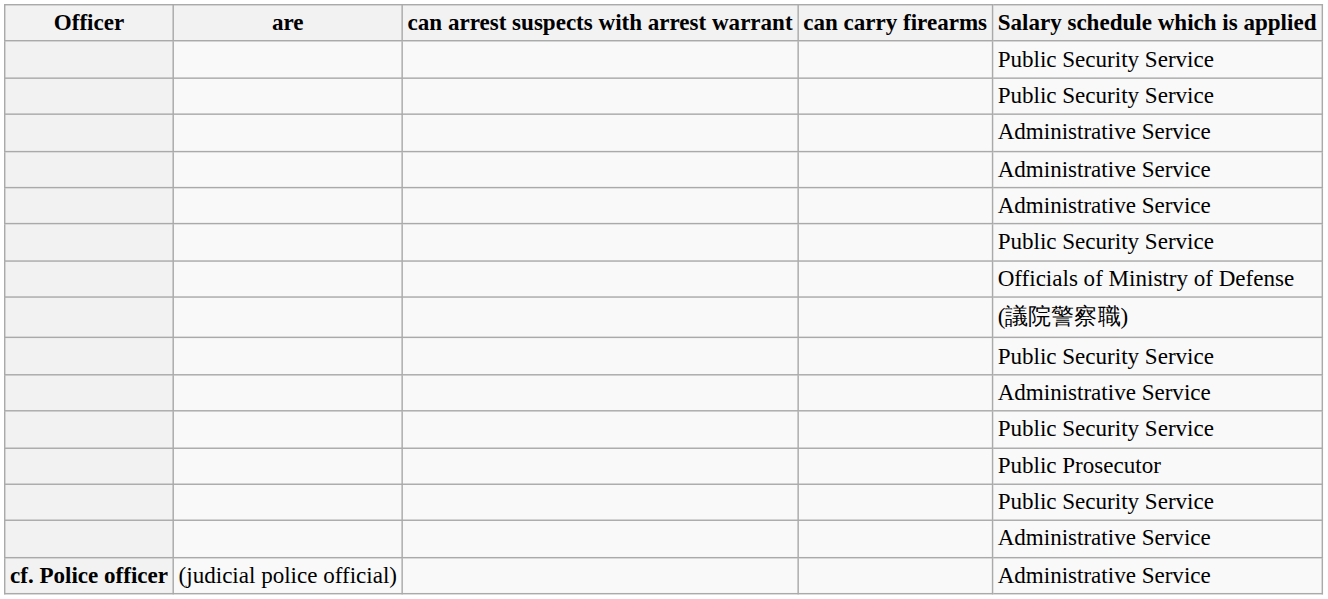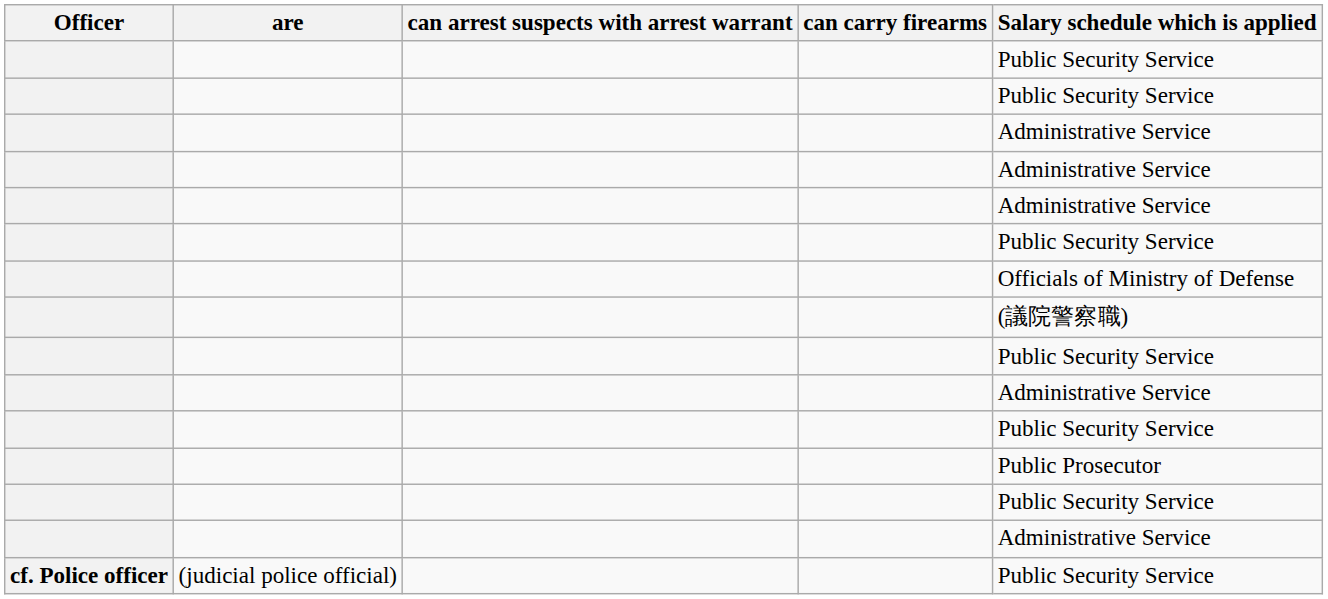(1104, 575) Administrative Service -> (1106, 575) Public Security Service
